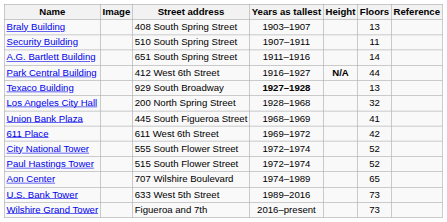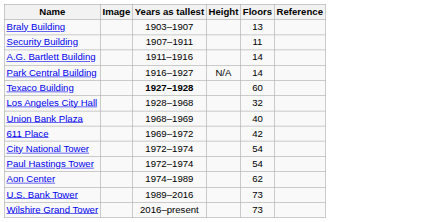- column: (191, 12)
(340, 73) bold -> (223, 73) normal
(375, 73) 44 -> (257, 73) 14
(375, 88) 13 -> (257, 88) 60
(375, 118) 41 -> (257, 118) 40
(375, 149) 52 -> (257, 149) 54
(375, 164) 52 -> (257, 164) 54
(375, 179) 65 -> (257, 179) 62
